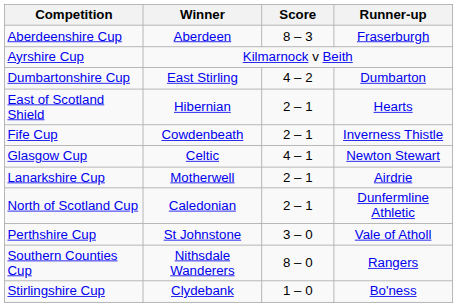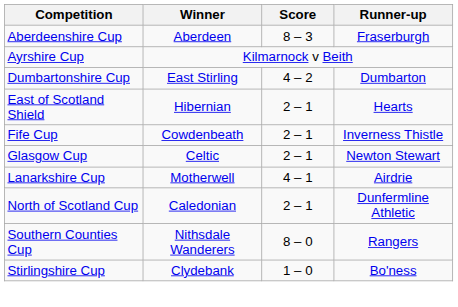(298, 156) 4 – 1 -> (298, 156) 2 – 1
(298, 177) 2 – 1 -> (298, 177) 4 – 1
- row: (52, 234)
